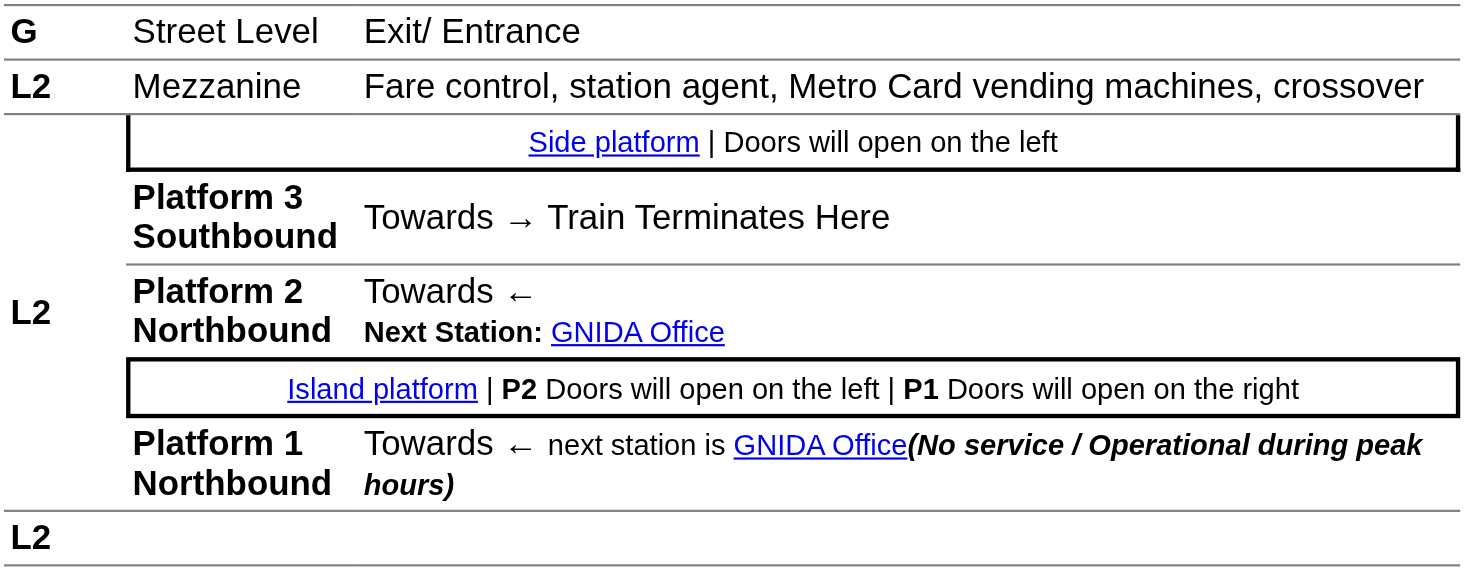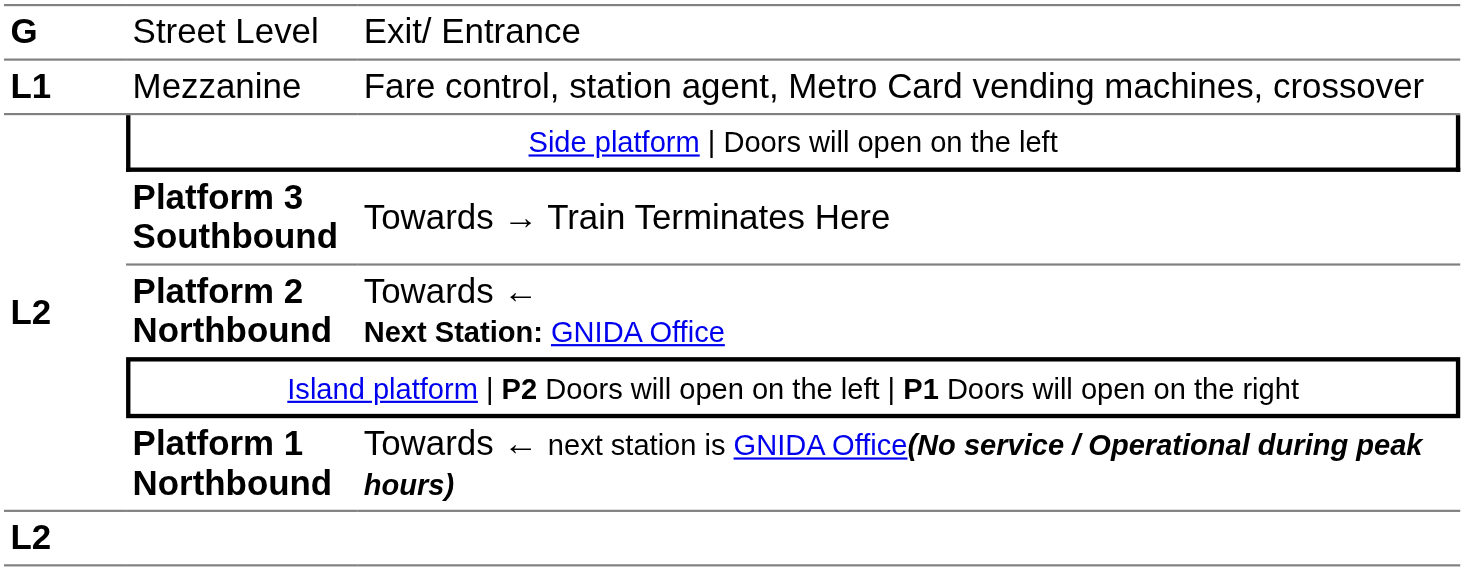(31, 86) L2 -> (31, 86) L1
